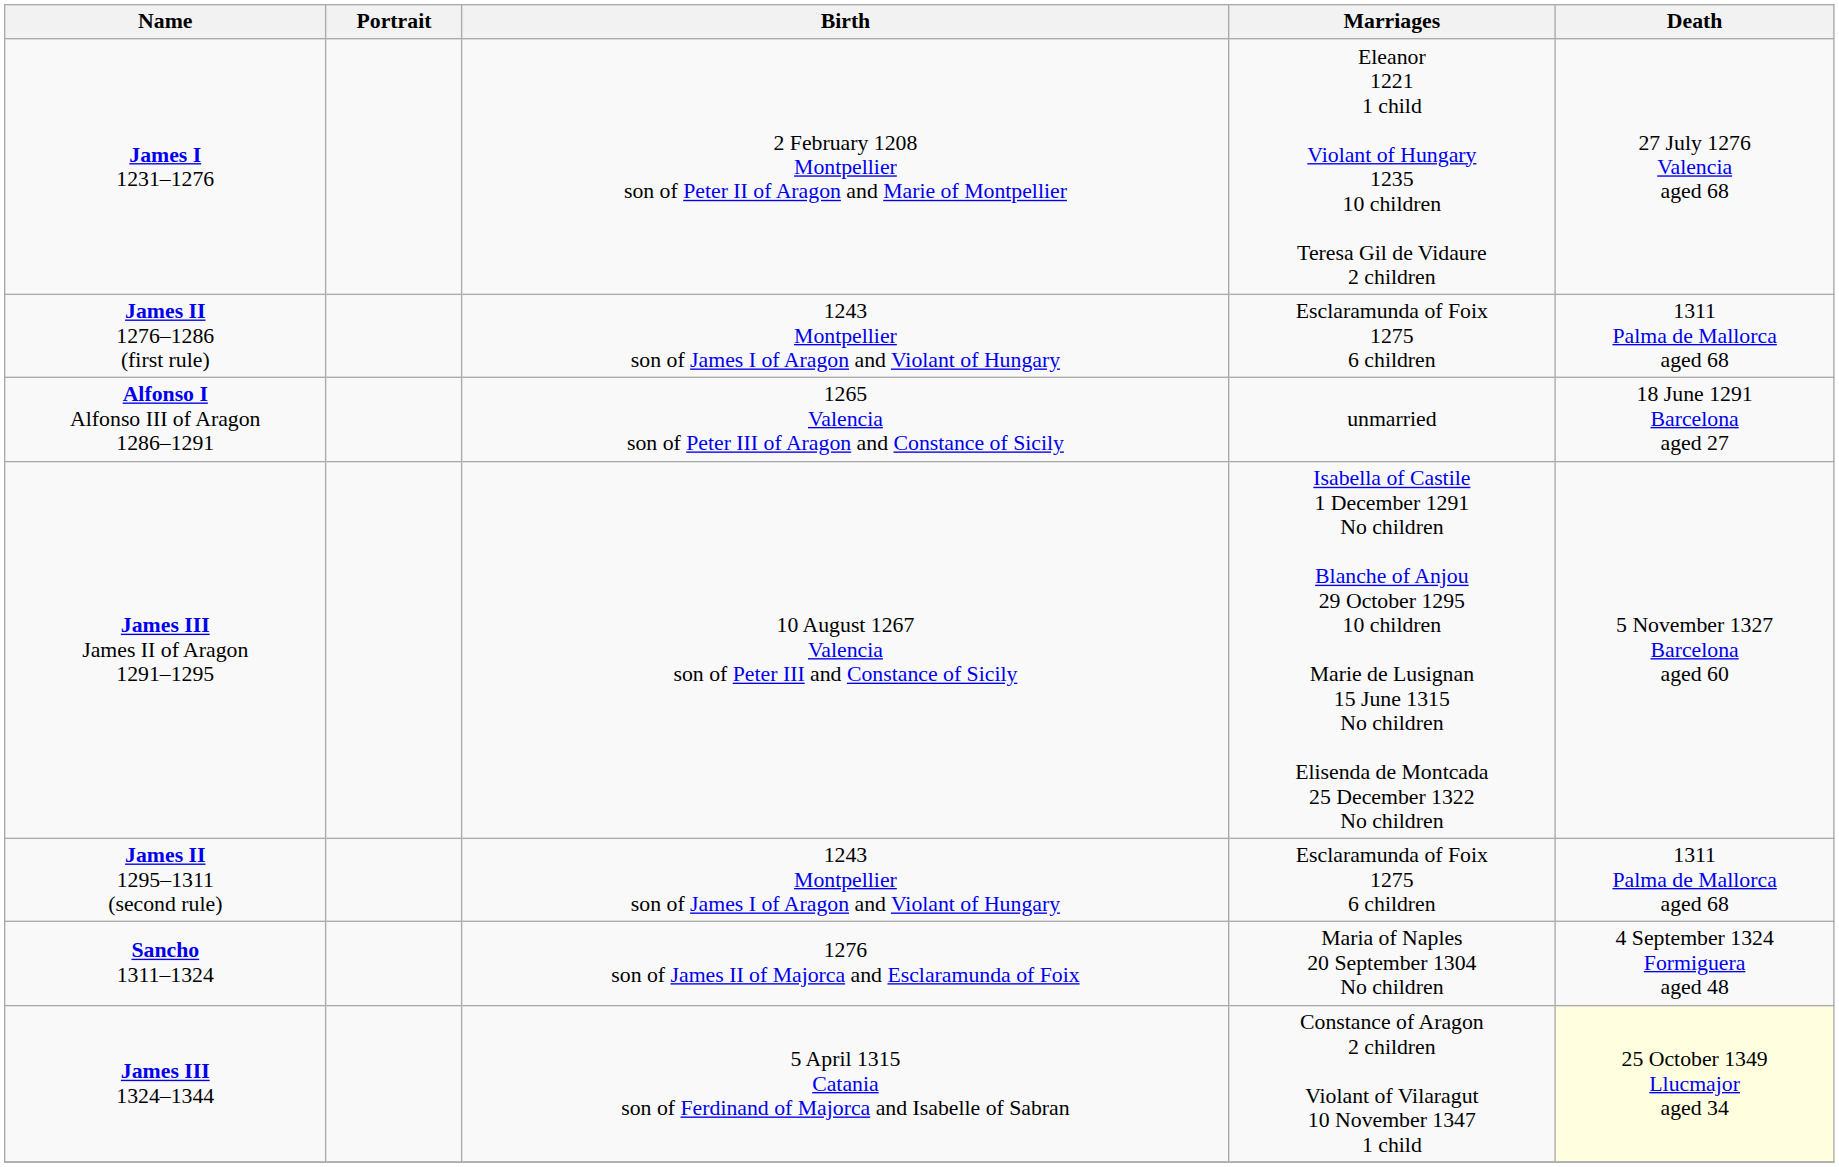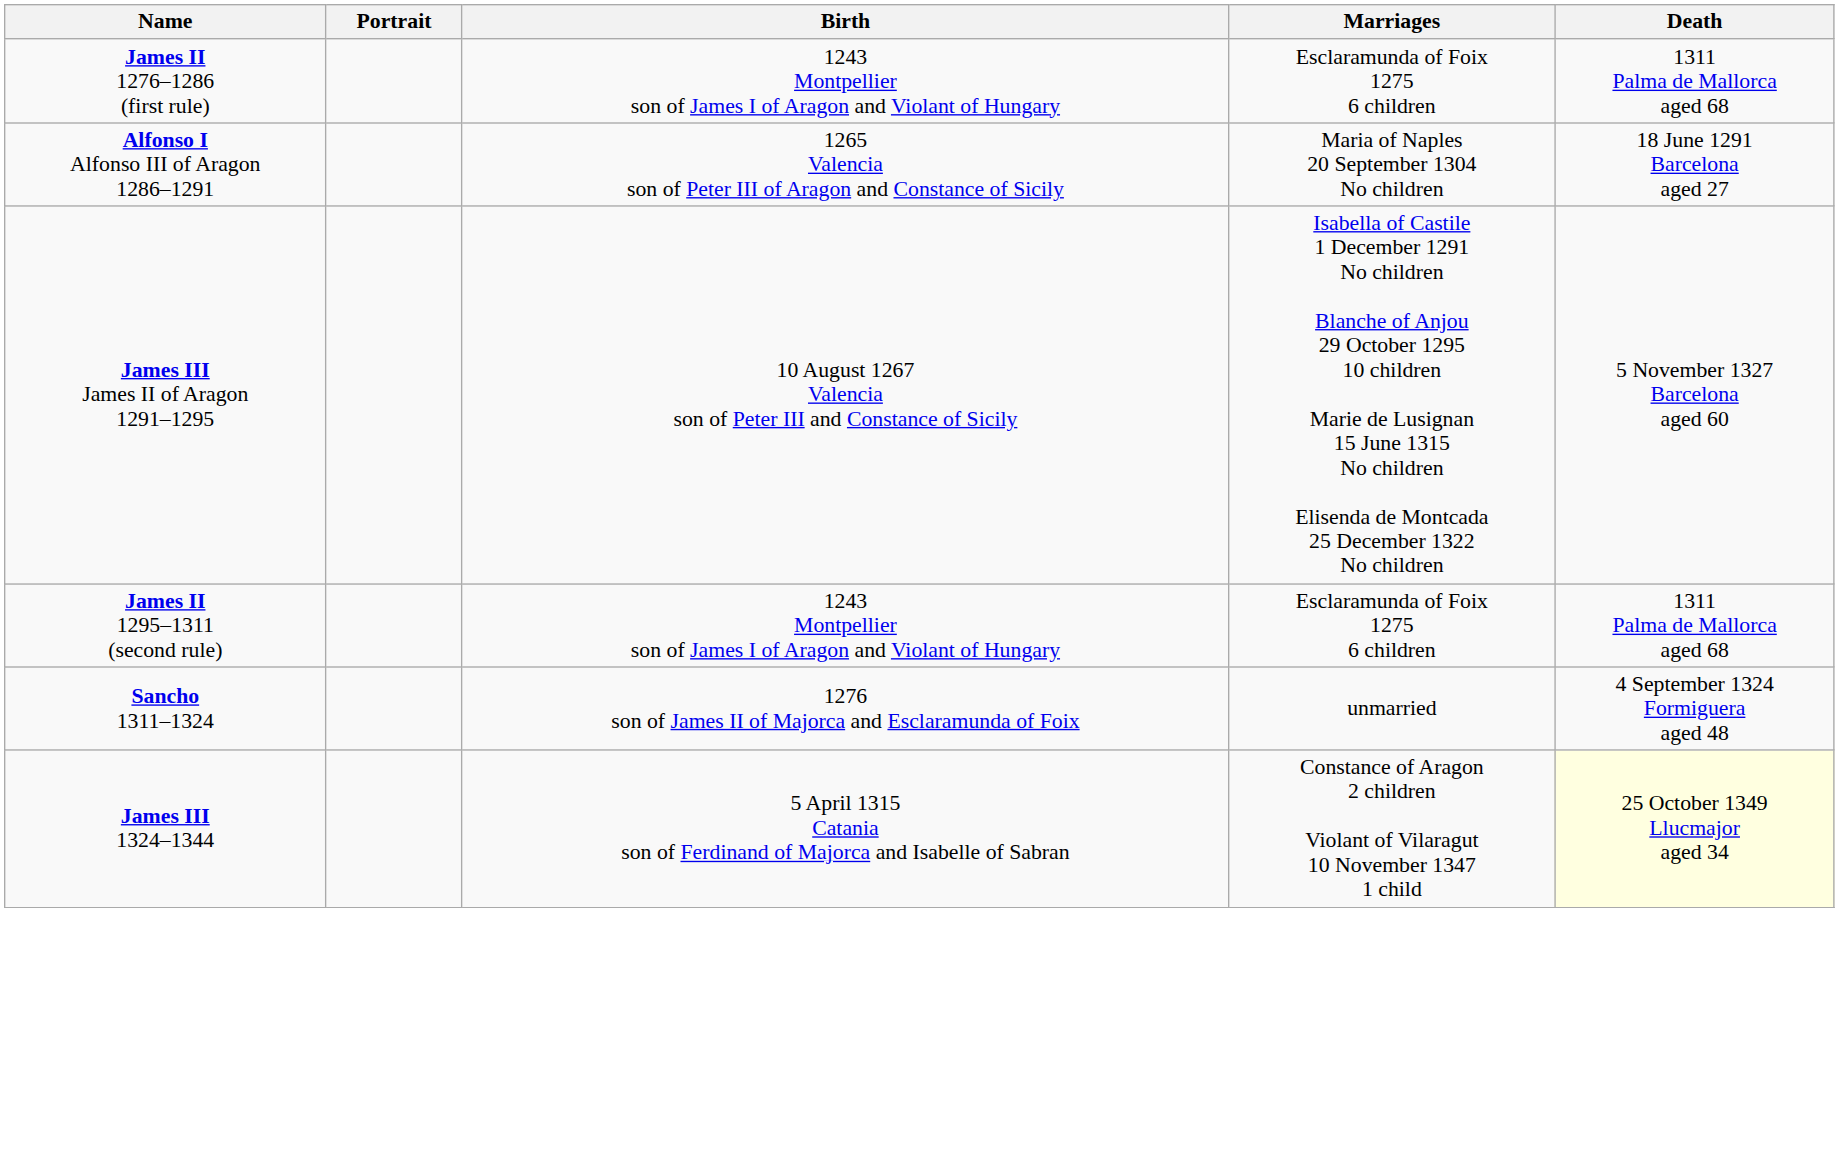- row: (165, 166)
(1392, 419) unmarried -> (1392, 164) Maria of Naples 20 September 1304 No children
(1392, 963) Maria of Naples 20 September 1304 No children -> (1392, 708) unmarried
